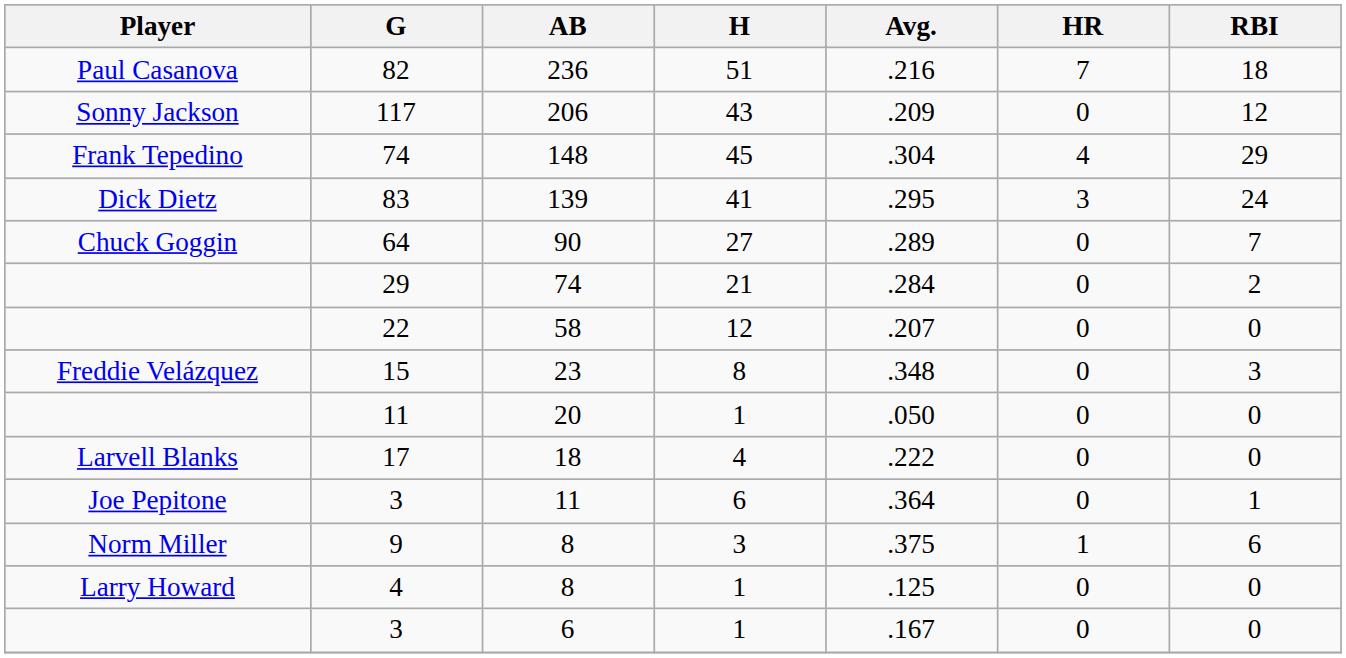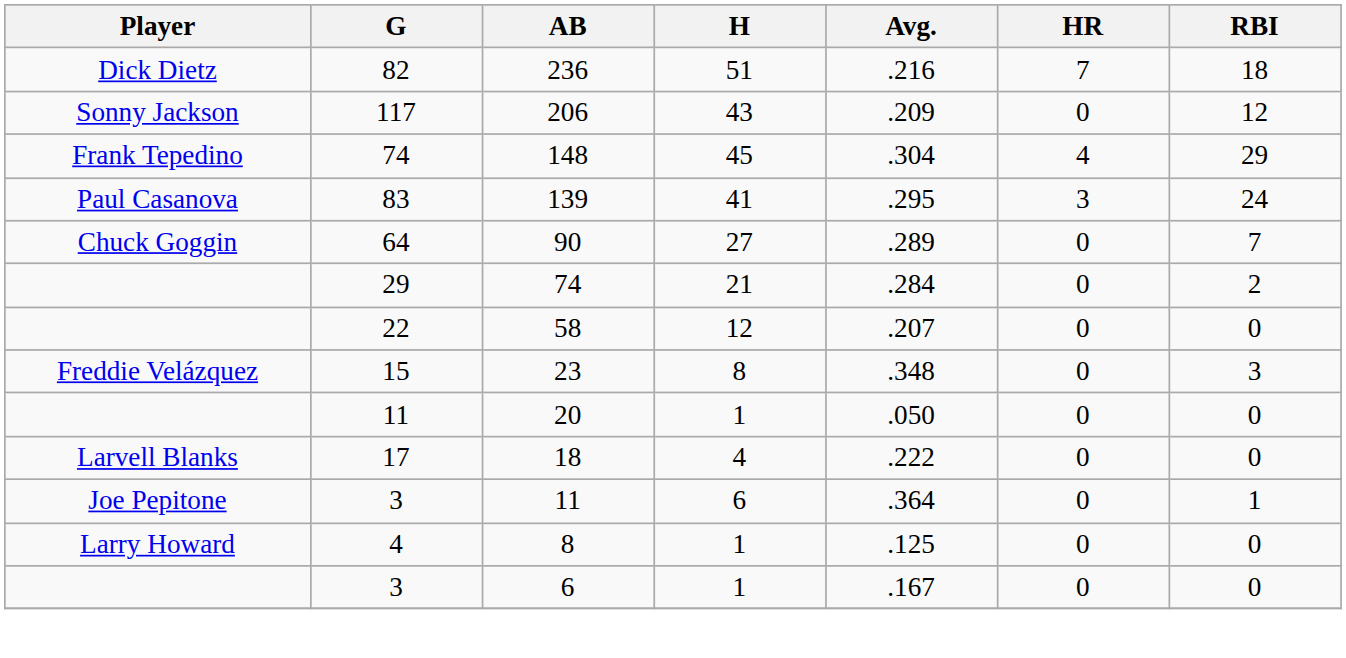(157, 69) Paul Casanova -> (157, 69) Dick Dietz
(157, 198) Dick Dietz -> (157, 198) Paul Casanova
- row: (396, 543)
